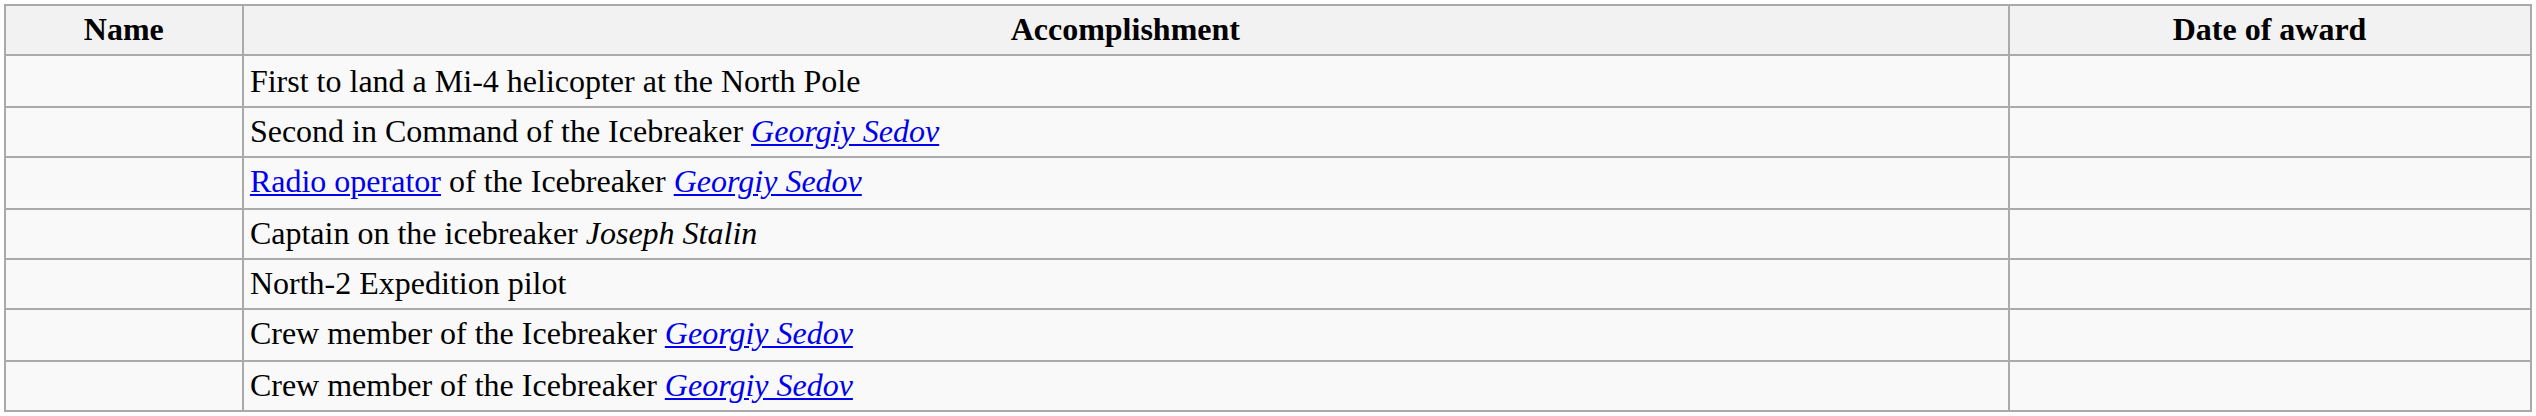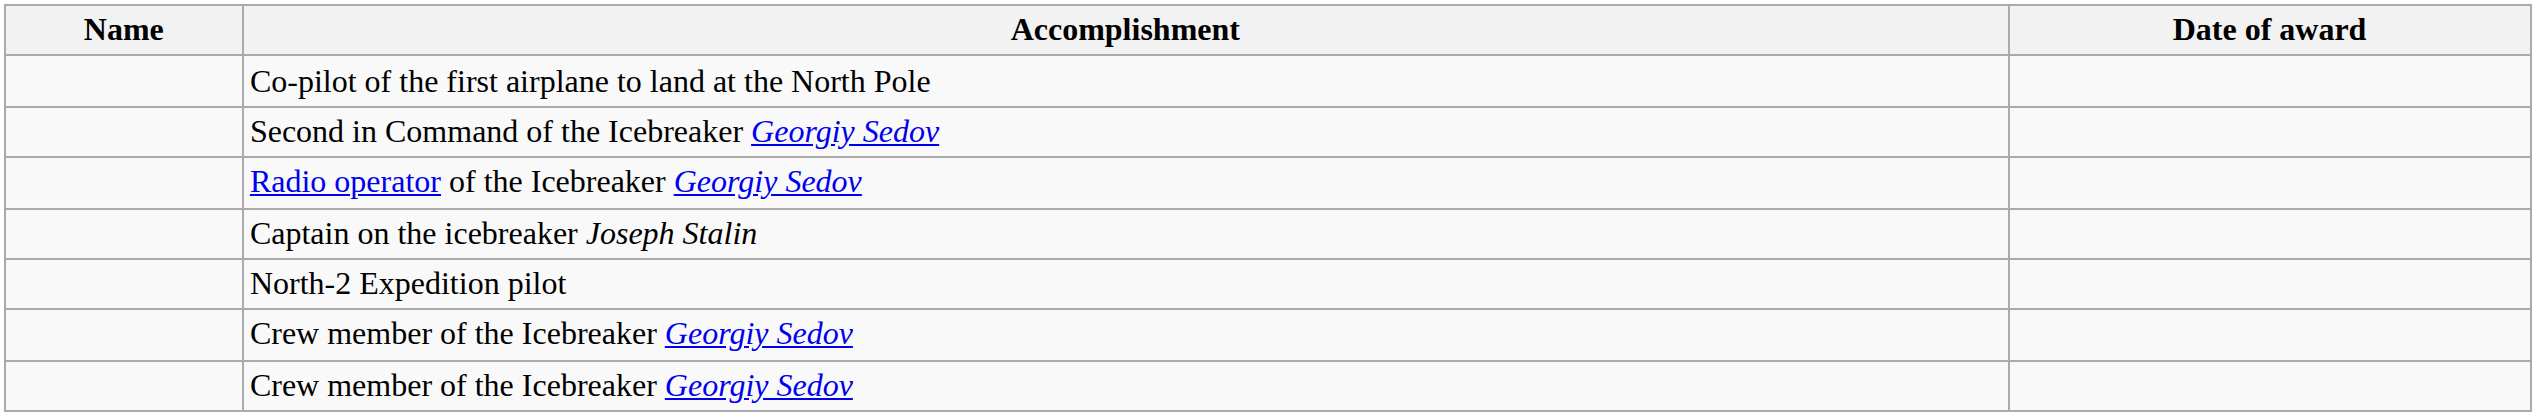- row: (124, 81)
+ row: (124, 81)
